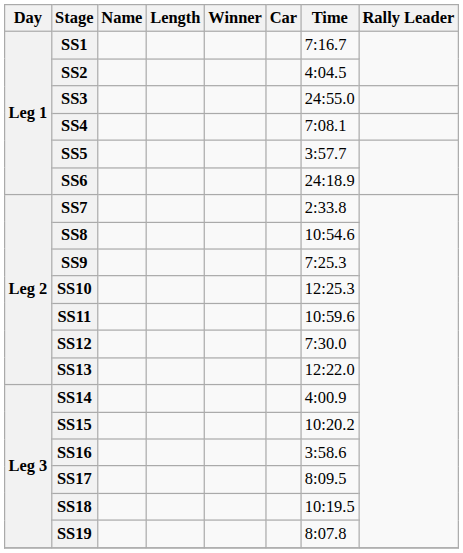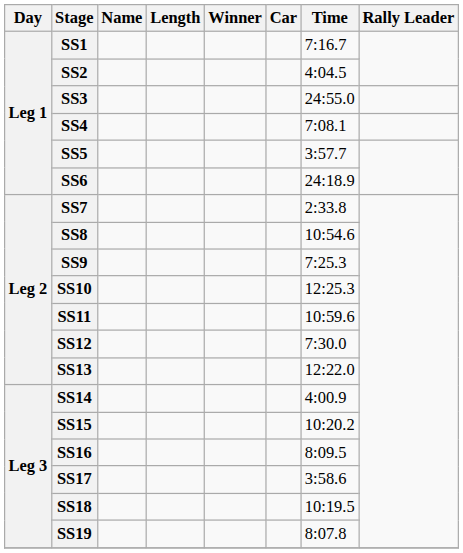(326, 452) 3:58.6 -> (326, 452) 8:09.5
(326, 479) 8:09.5 -> (326, 479) 3:58.6
